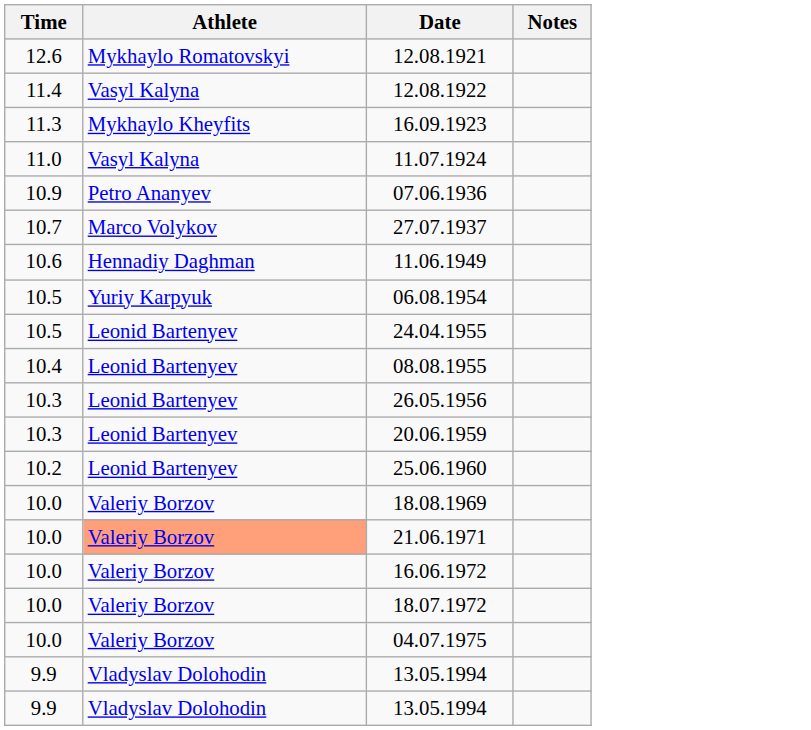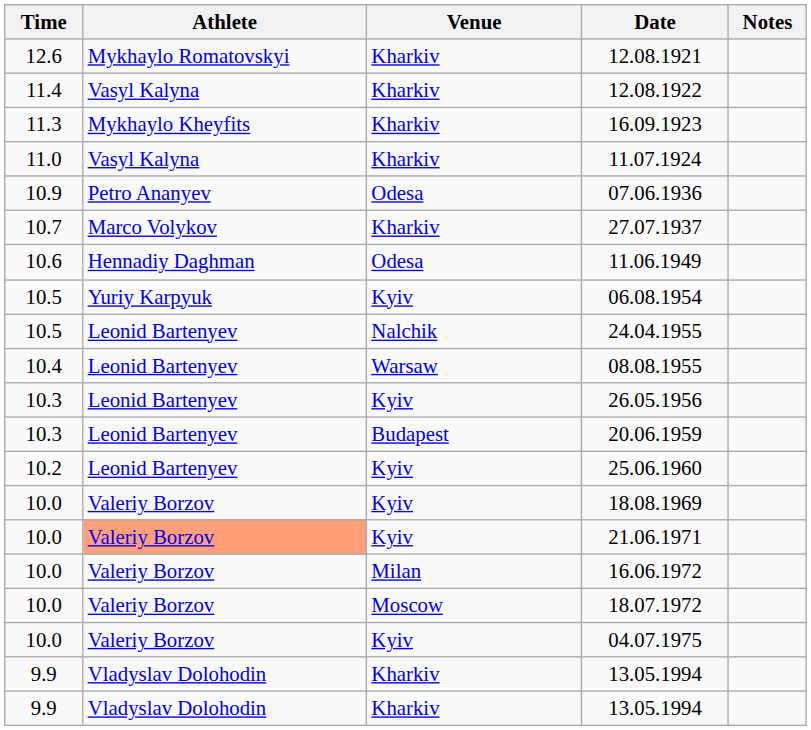+ column: (474, 21)
